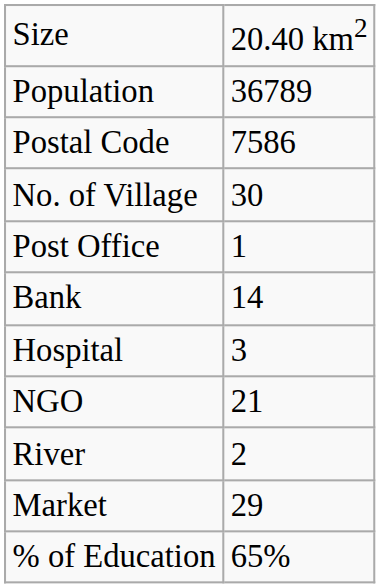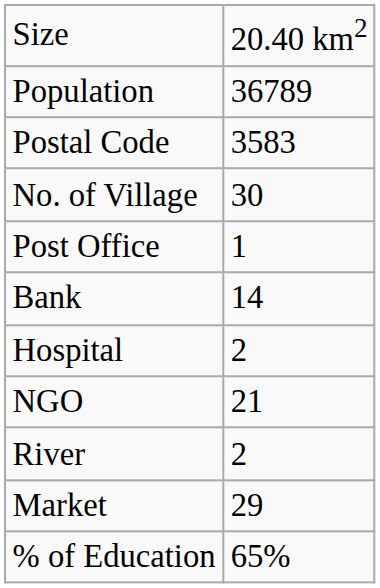(263, 142) 7586 -> (263, 142) 3583
(239, 349) 3 -> (239, 349) 2
